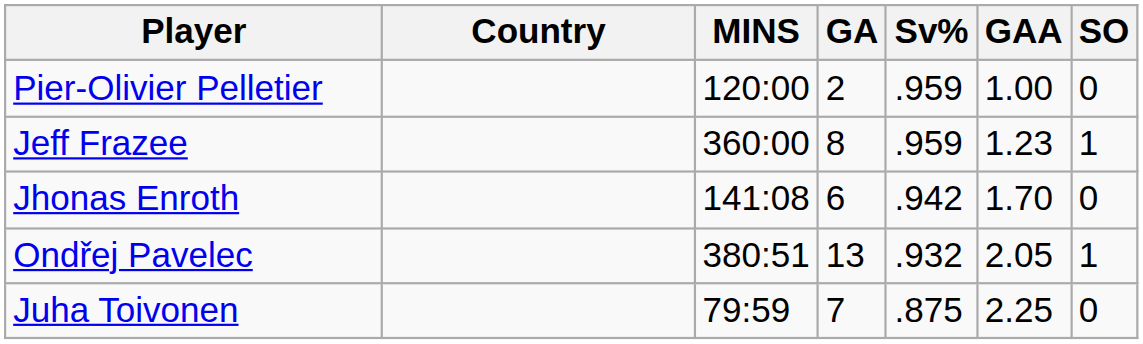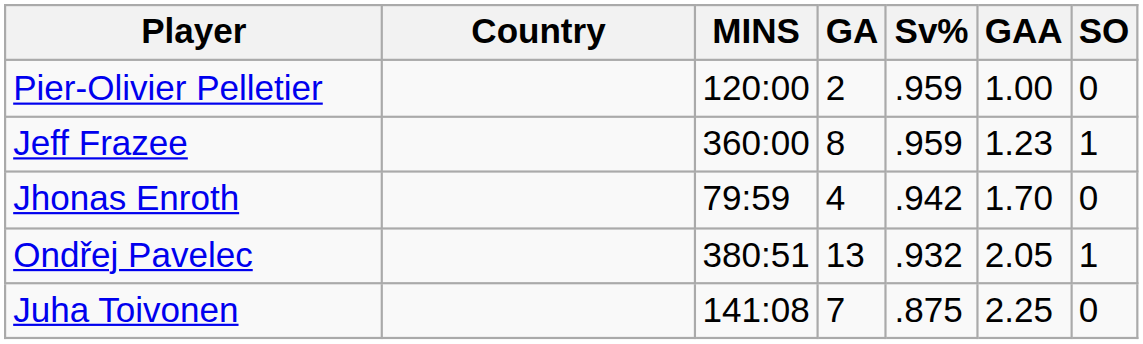(756, 198) 141:08 -> (746, 198) 79:59
(836, 198) 6 -> (836, 198) 4
(746, 310) 79:59 -> (756, 310) 141:08
